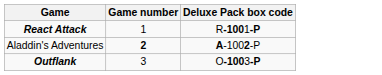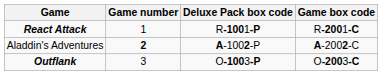+ column: (336, 12)
